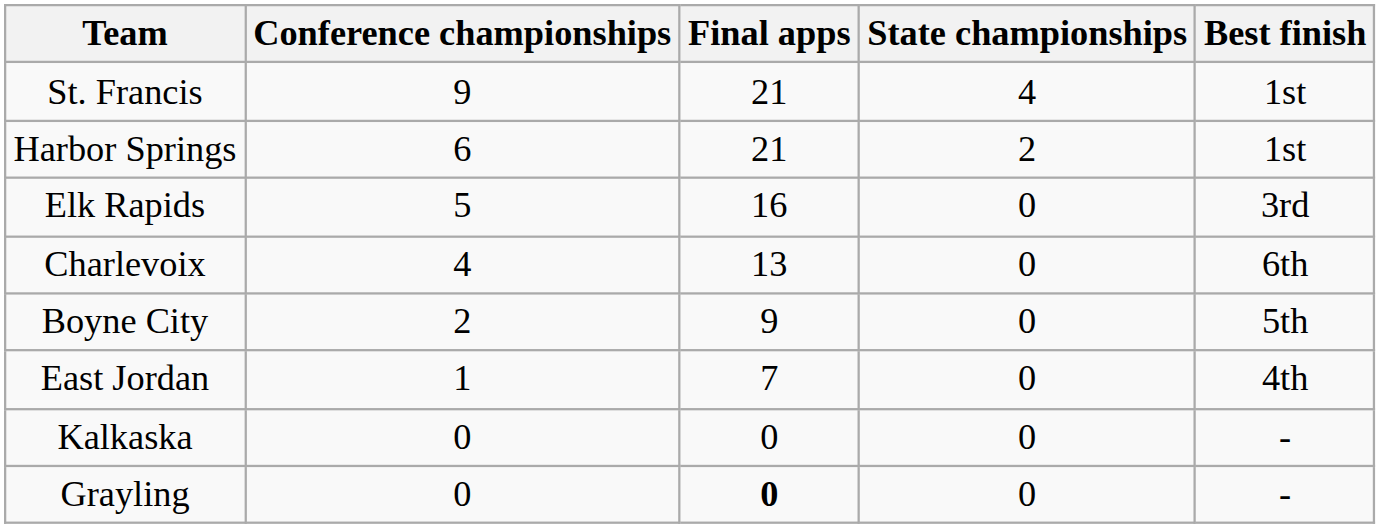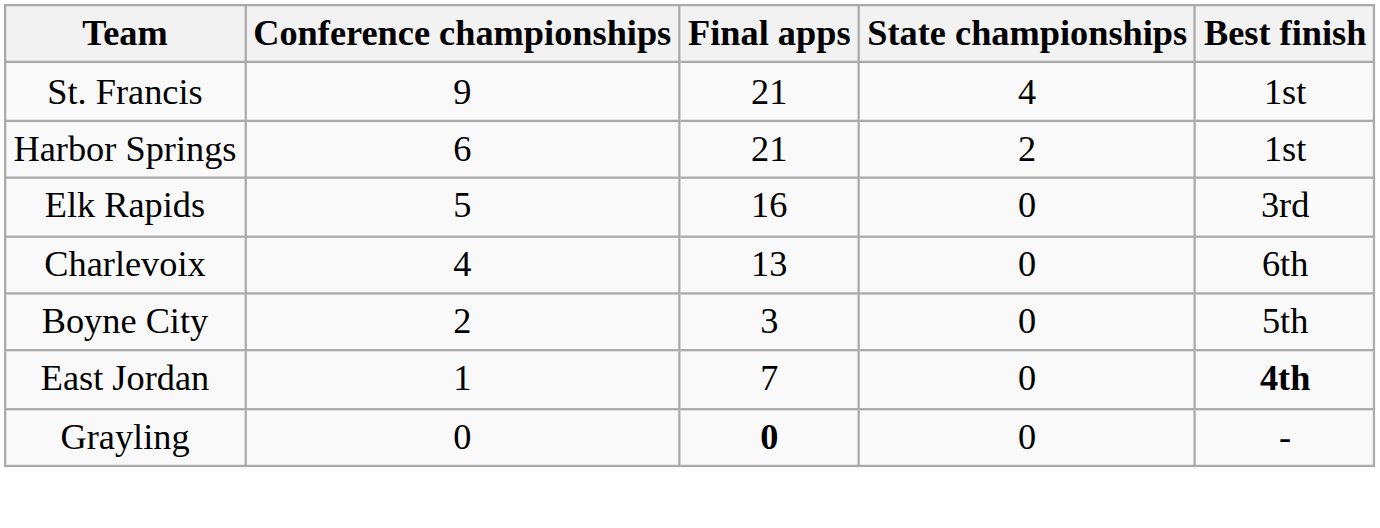(769, 321) 9 -> (769, 321) 3
(1285, 378) normal -> (1285, 378) bold
- row: (125, 436)
